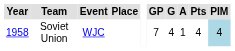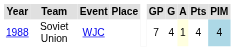(17, 32) 1958 -> (17, 32) 1988
(183, 32) no background -> (183, 32) lightyellow background
